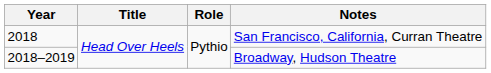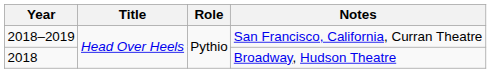(22, 36) 2018 -> (41, 36) 2018–2019
(41, 57) 2018–2019 -> (22, 57) 2018
